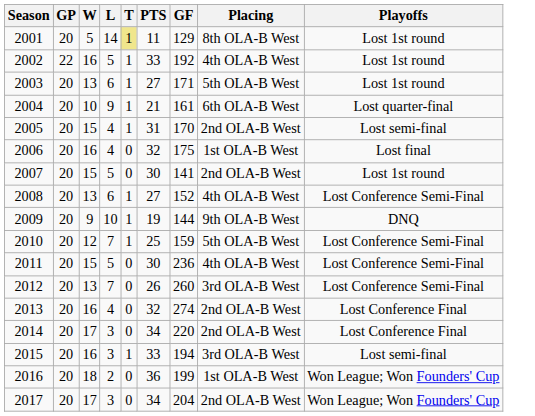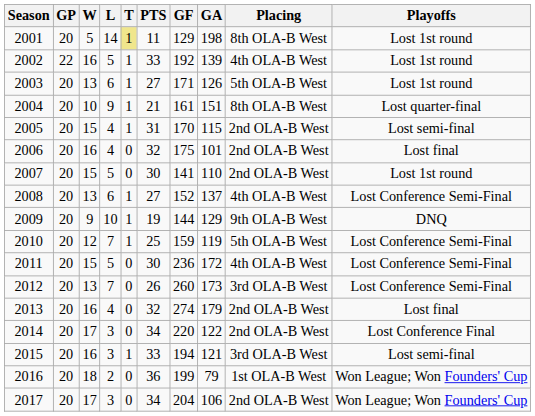+ column: (212, 15)
(251, 106) 6th OLA-B West -> (279, 106) 8th OLA-B West
(251, 151) 1st OLA-B West -> (279, 151) 2nd OLA-B West
(403, 309) Lost Conference Final -> (431, 309) Lost final
